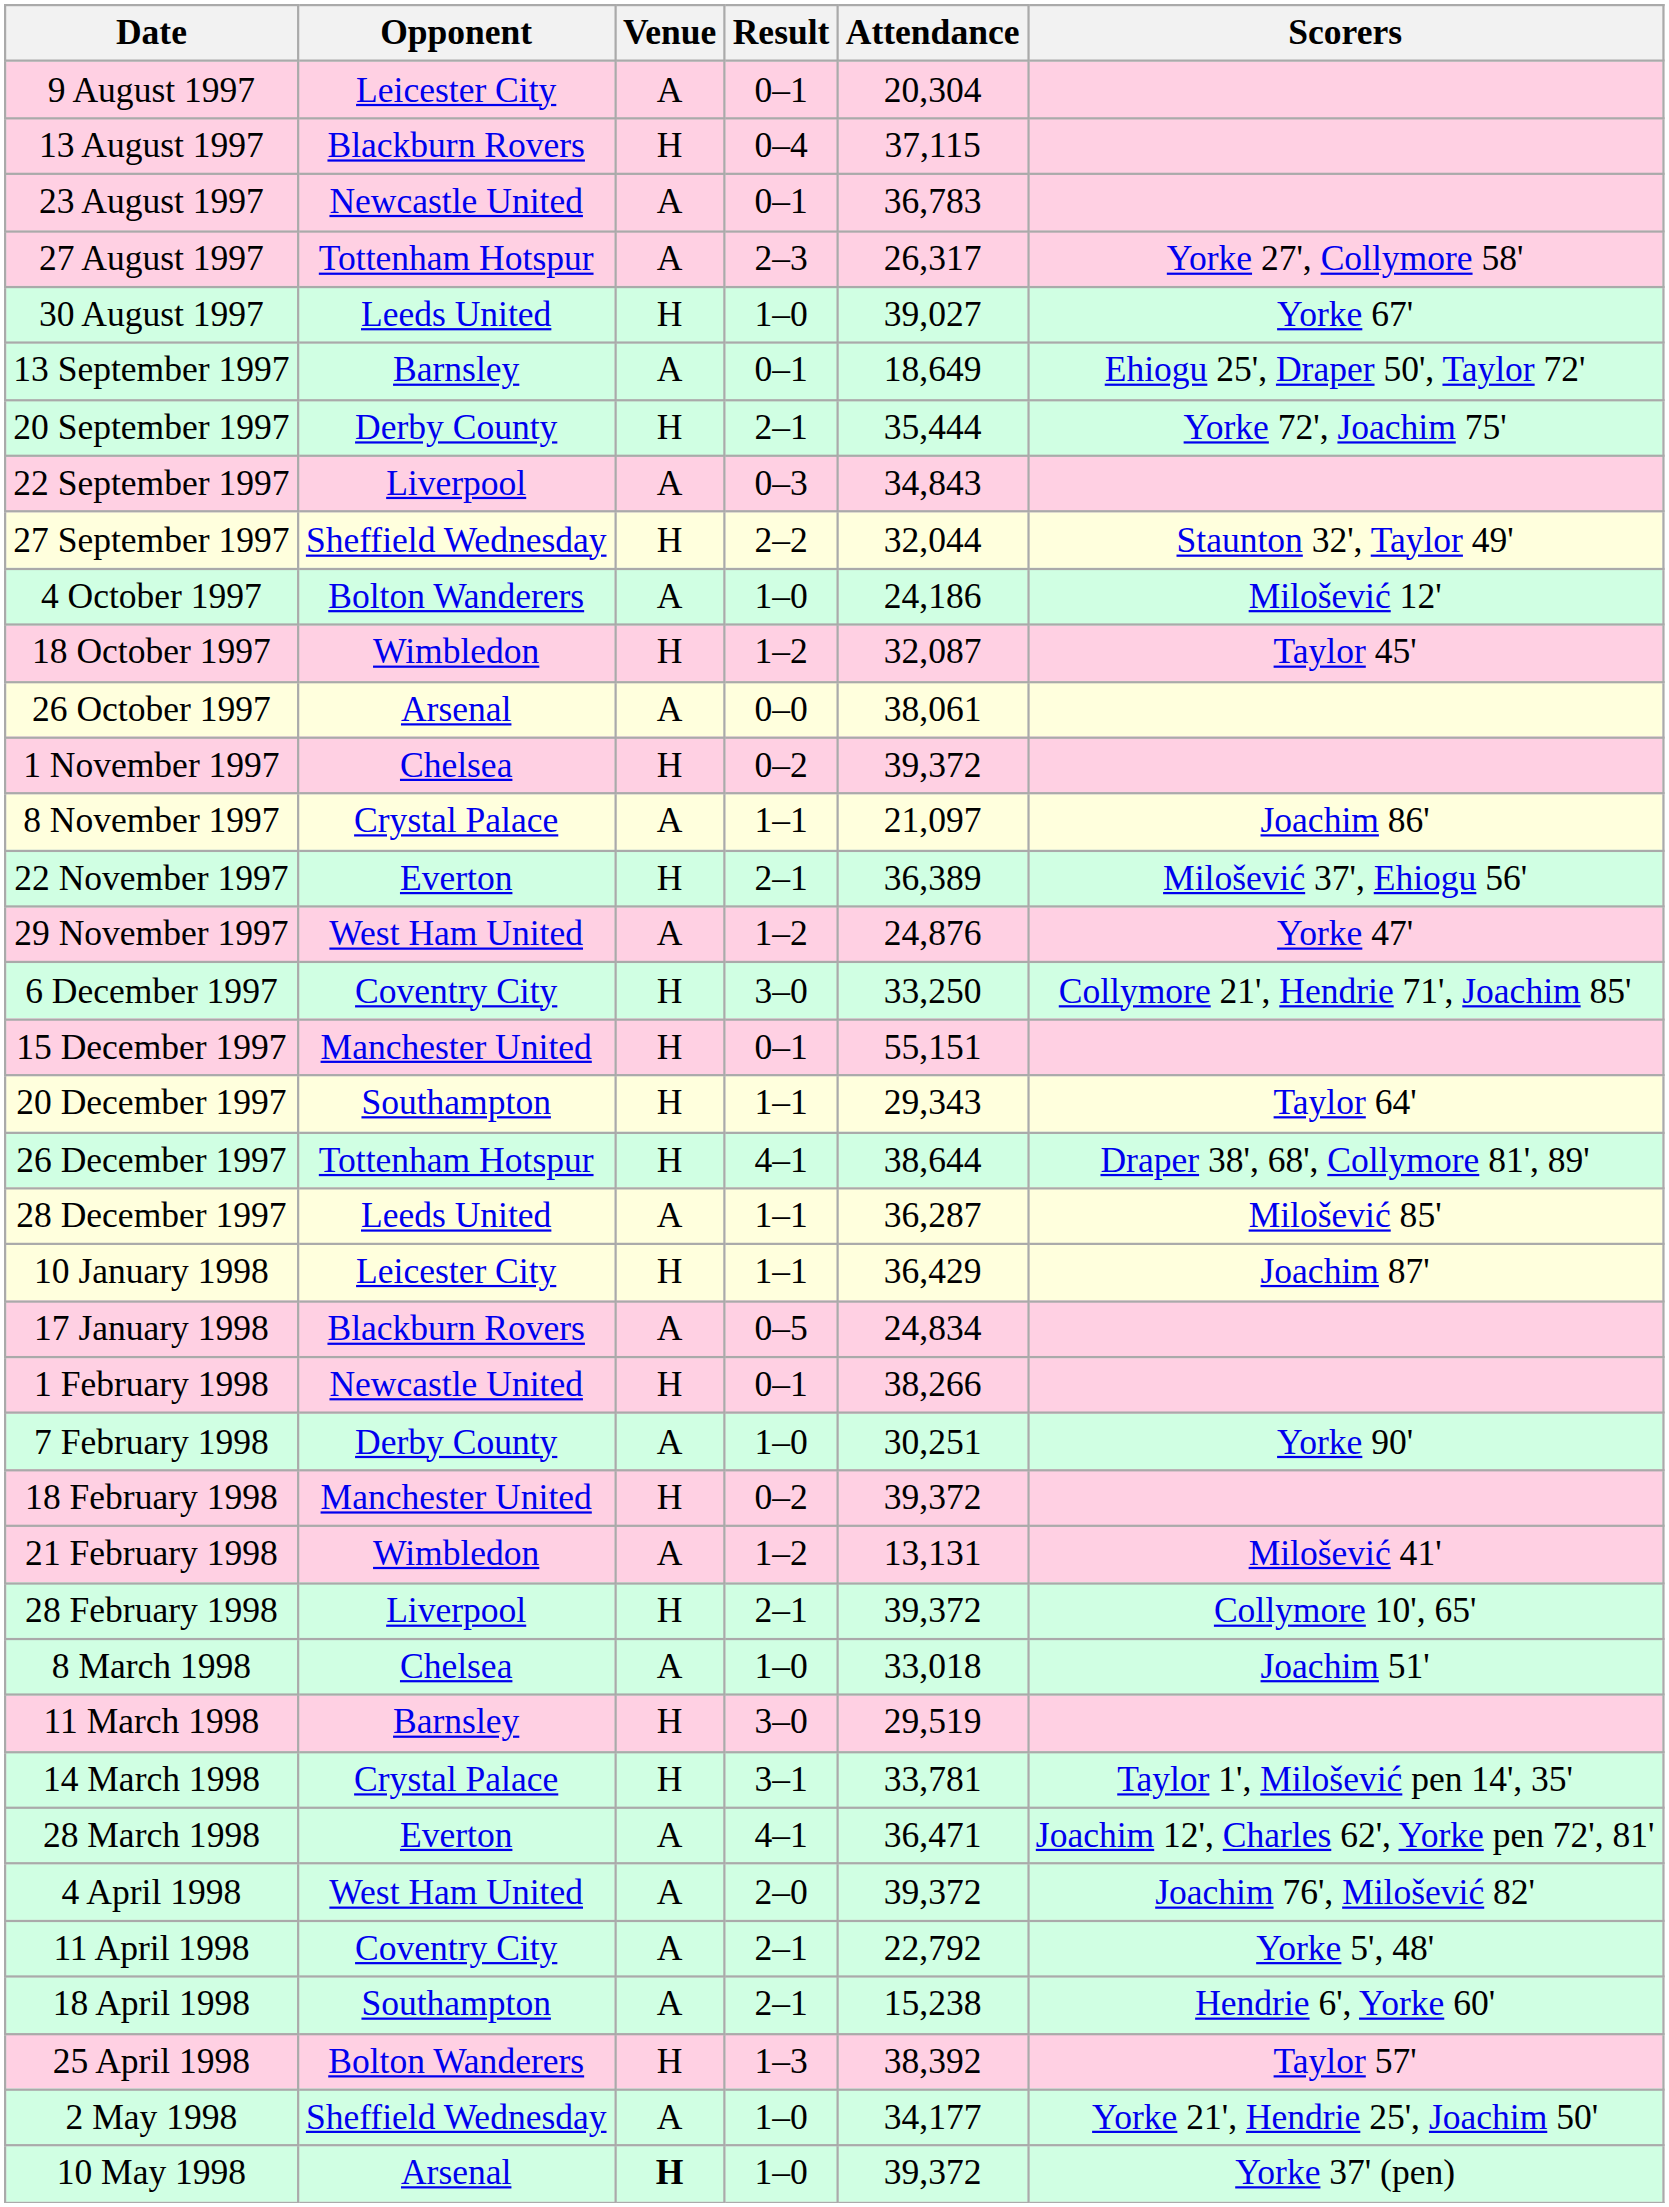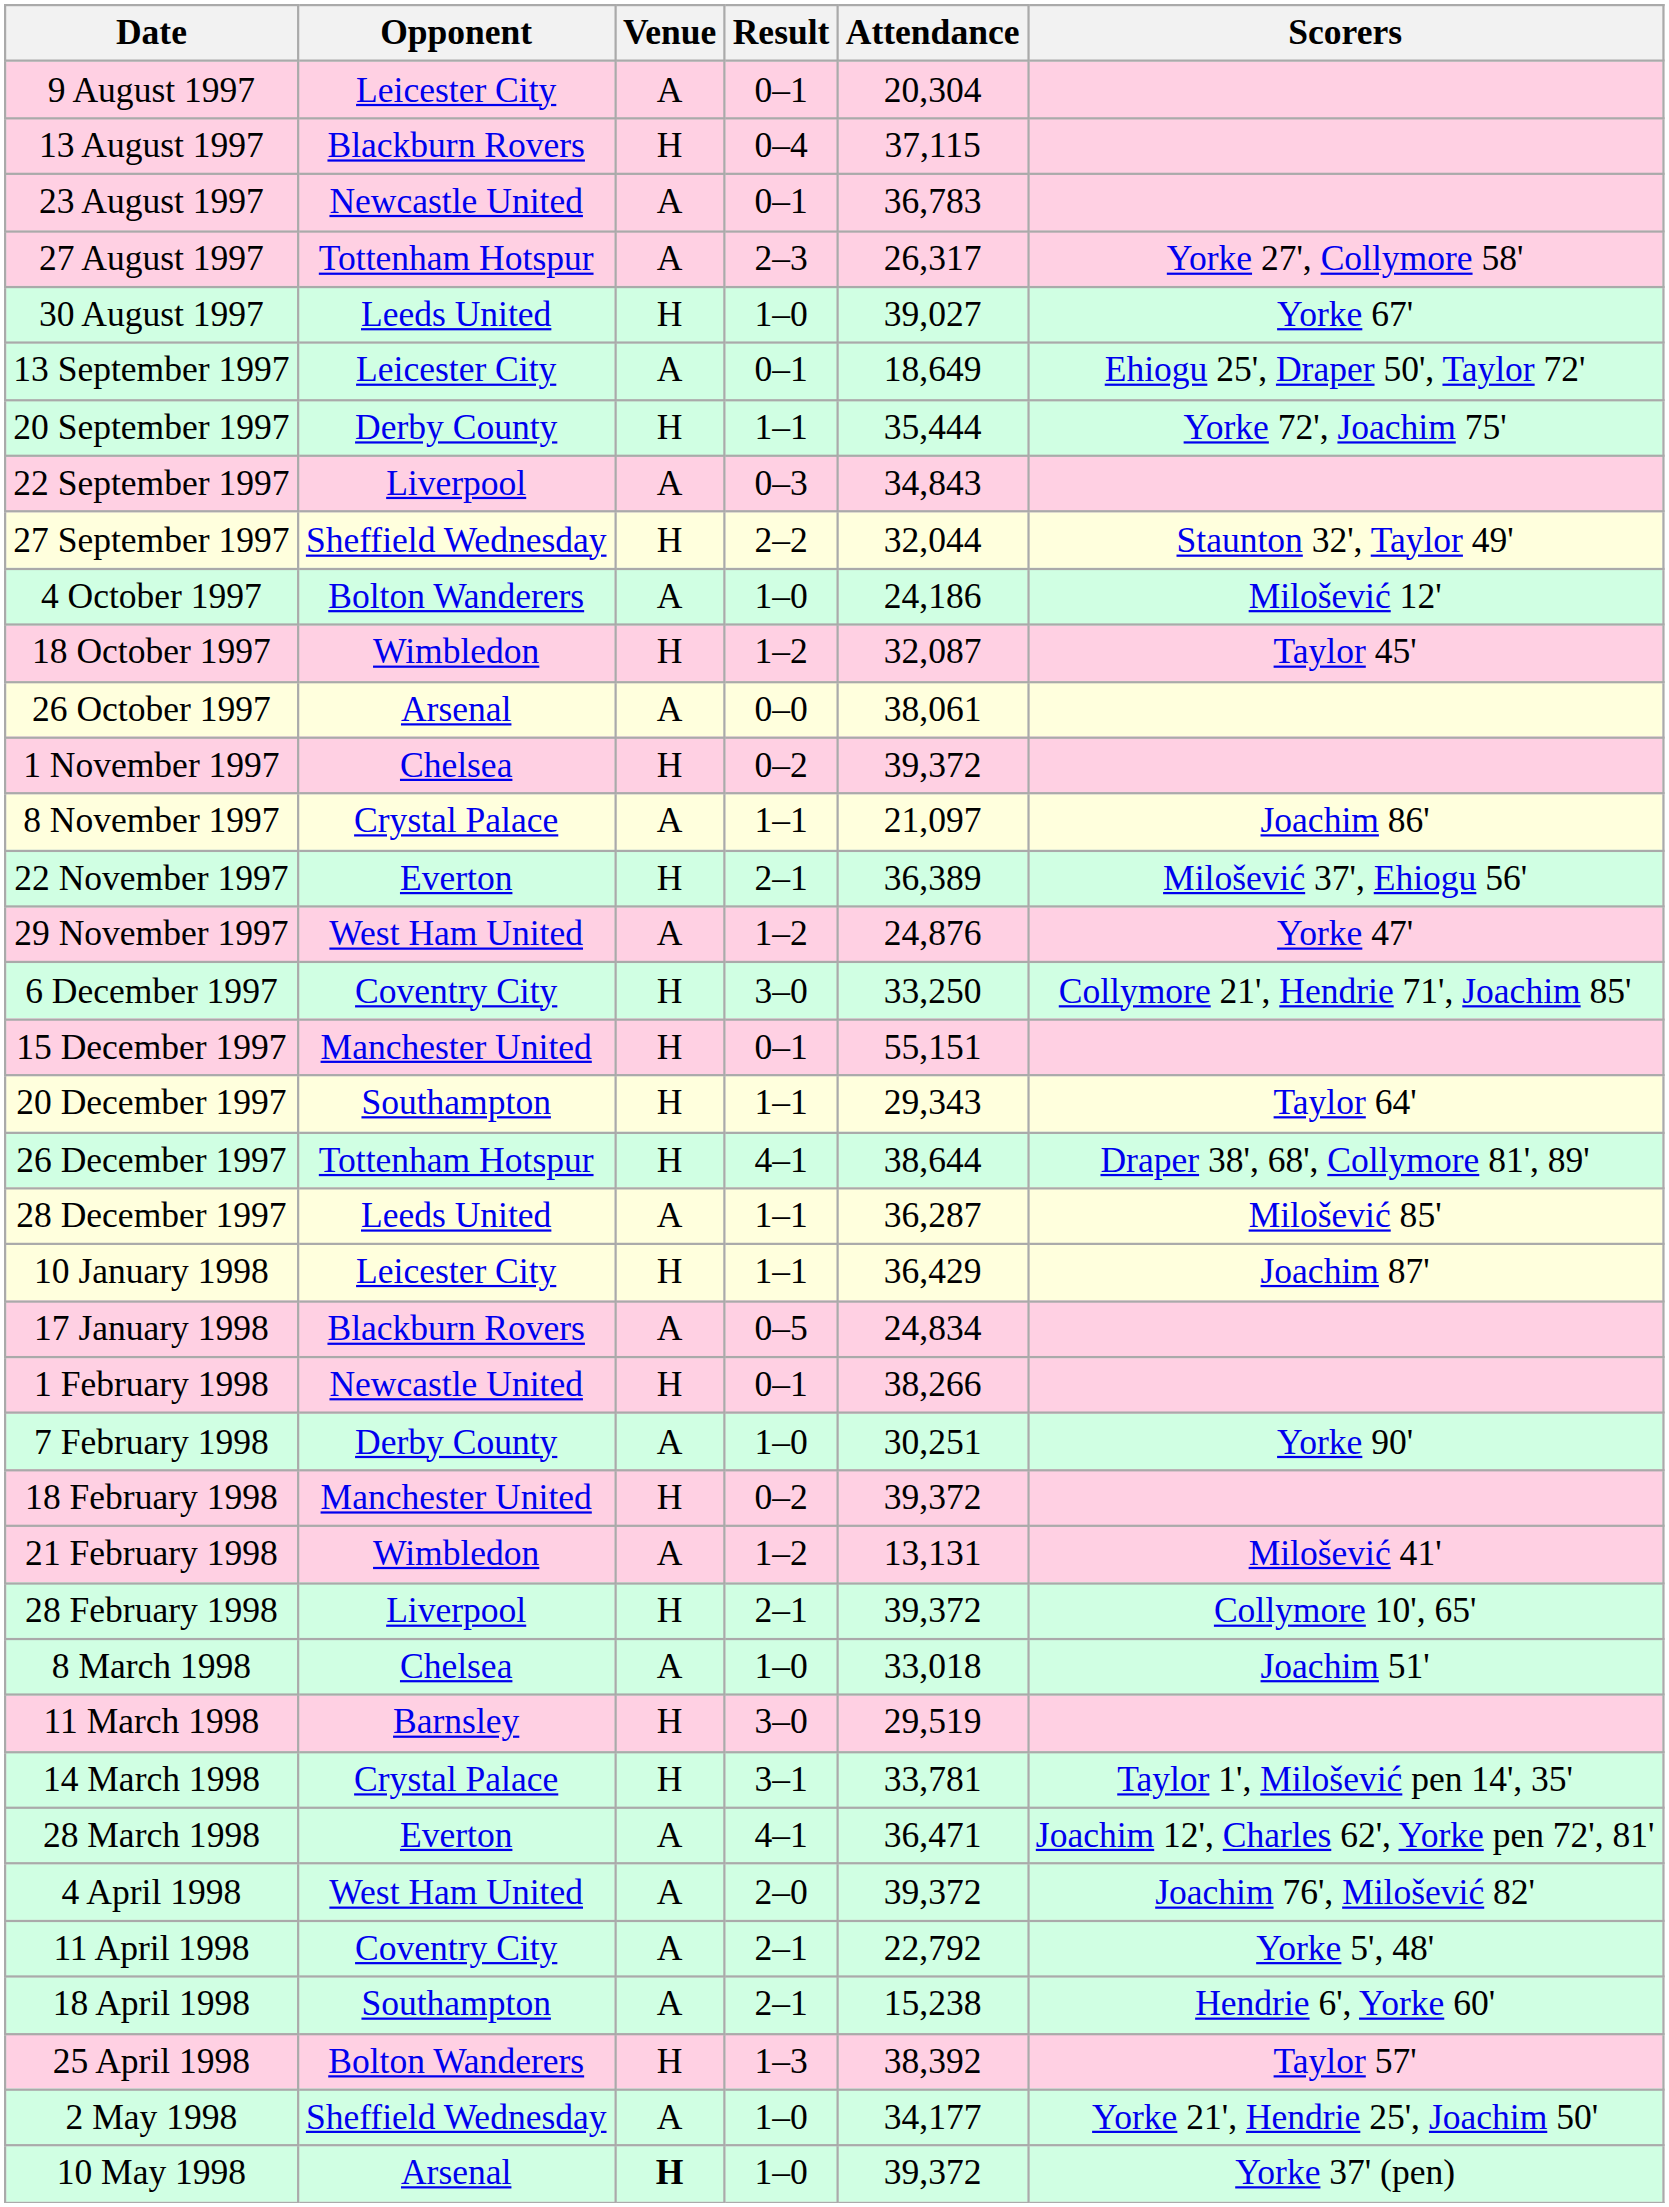(456, 370) Barnsley -> (456, 370) Leicester City
(781, 426) 2–1 -> (781, 426) 1–1
